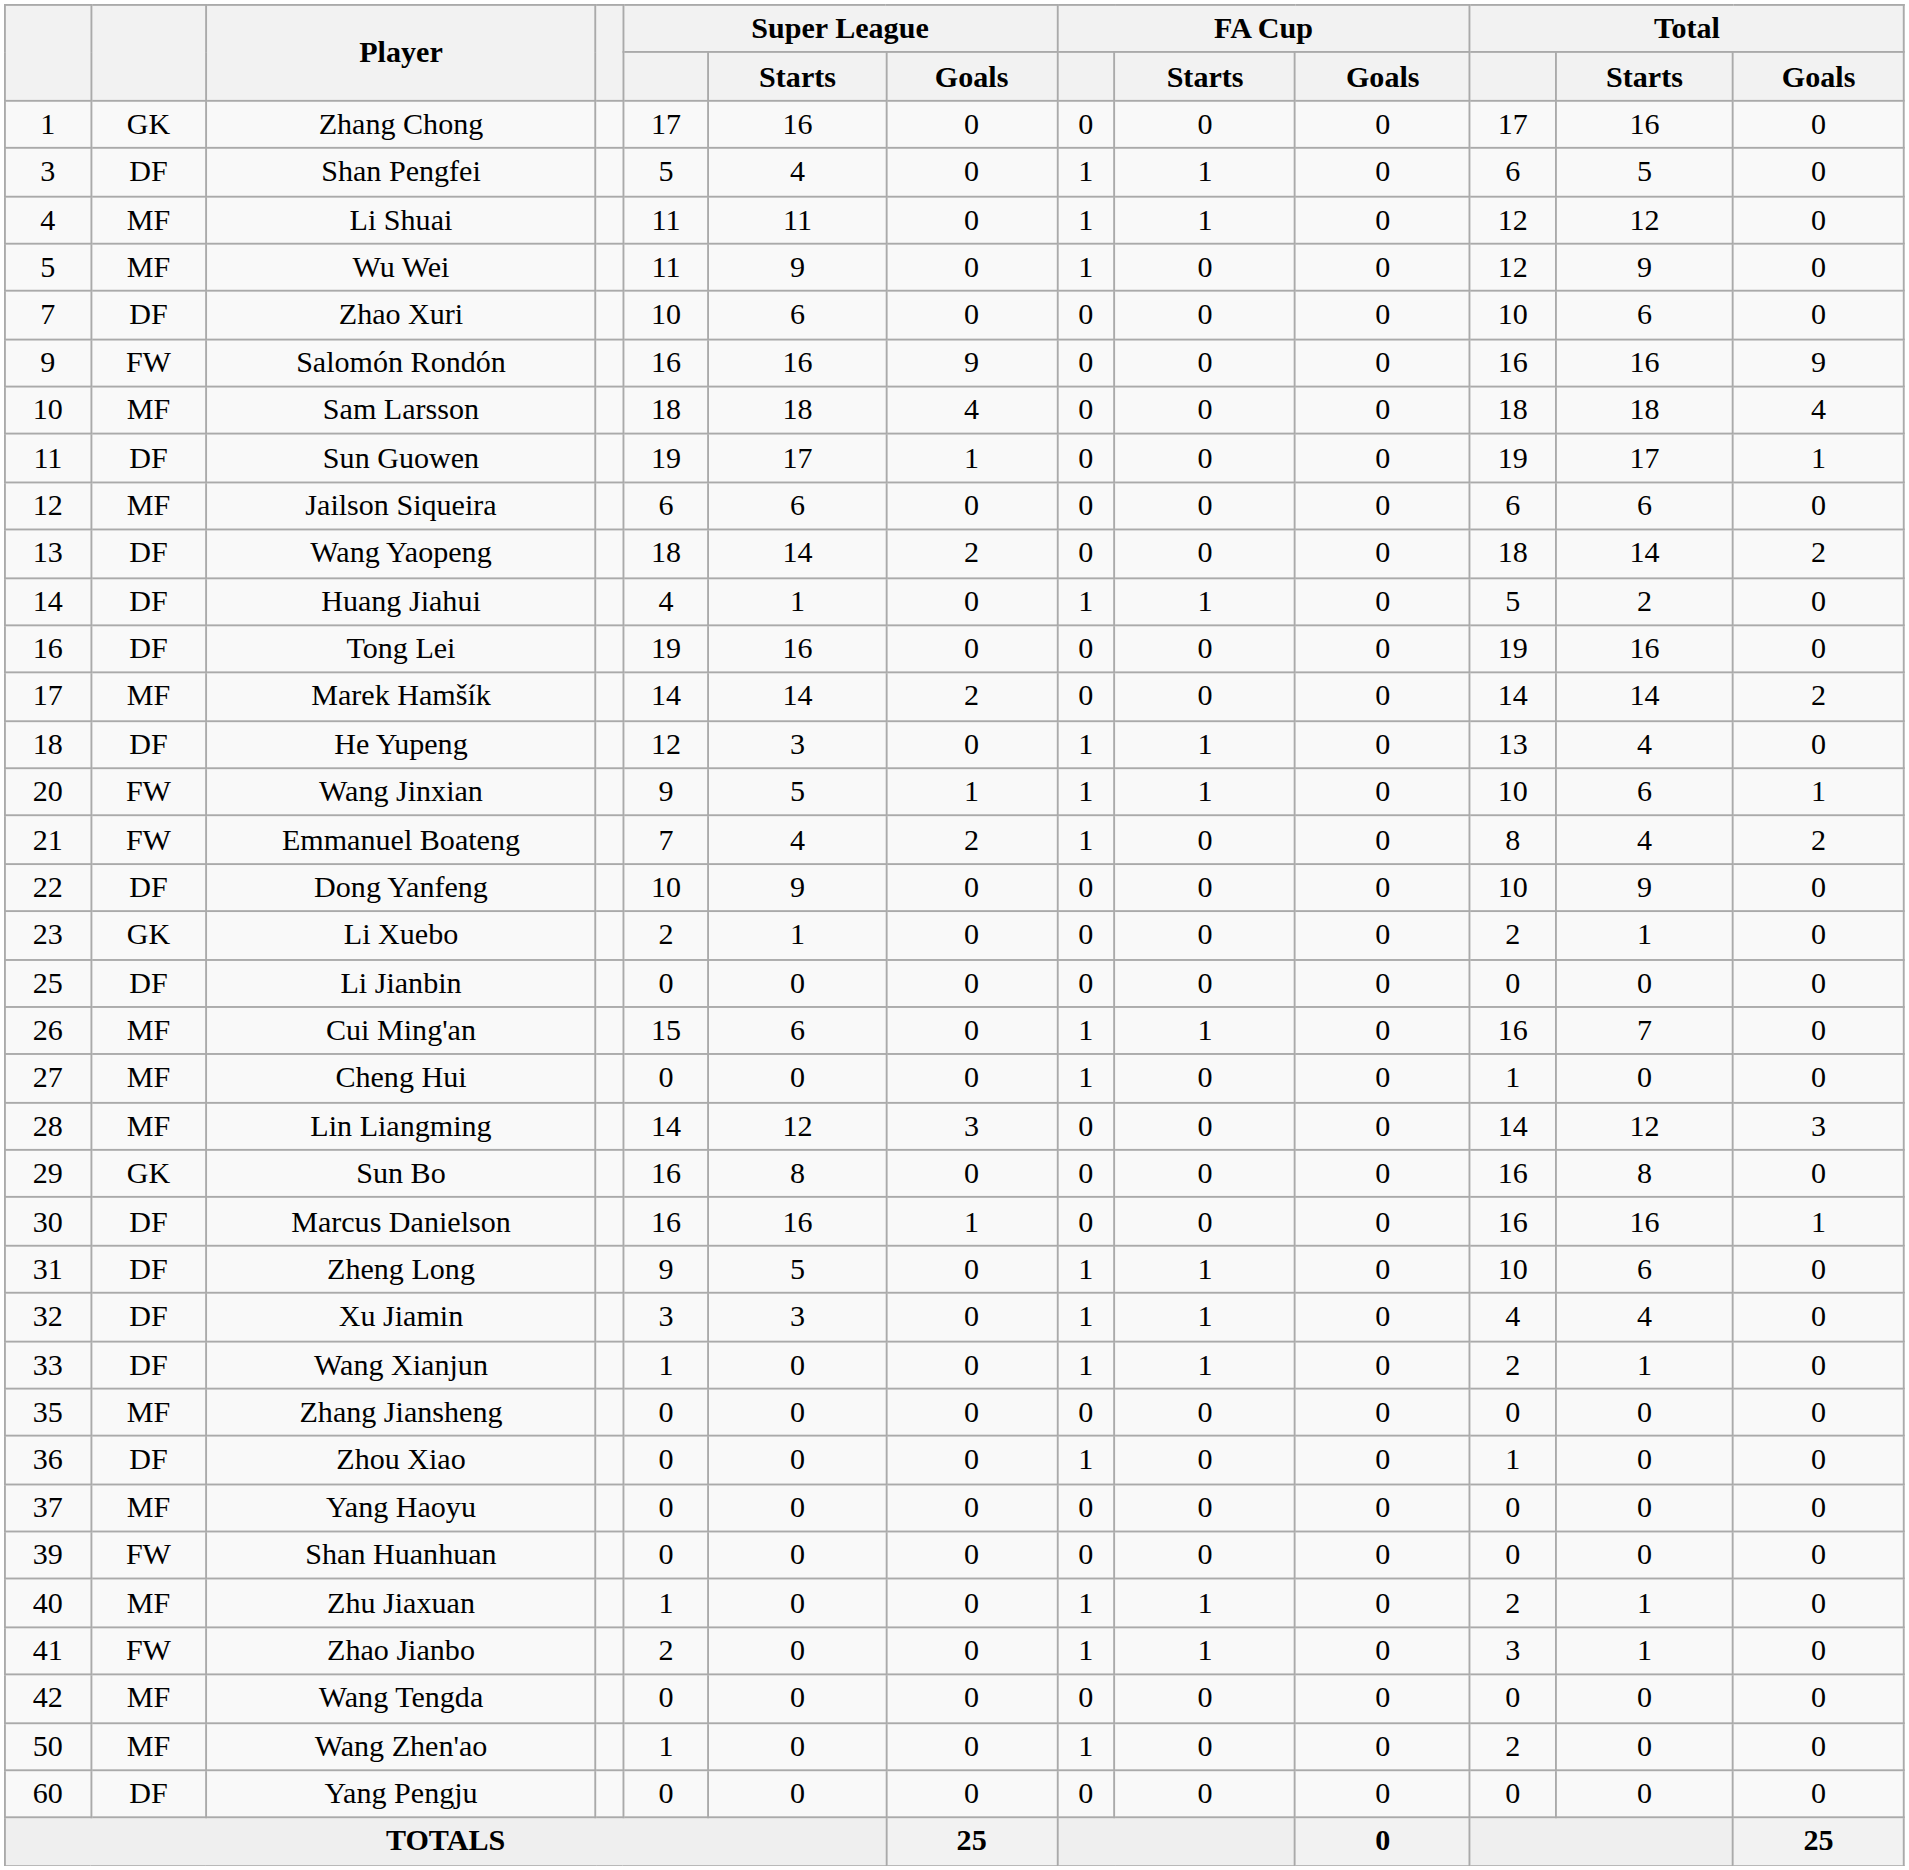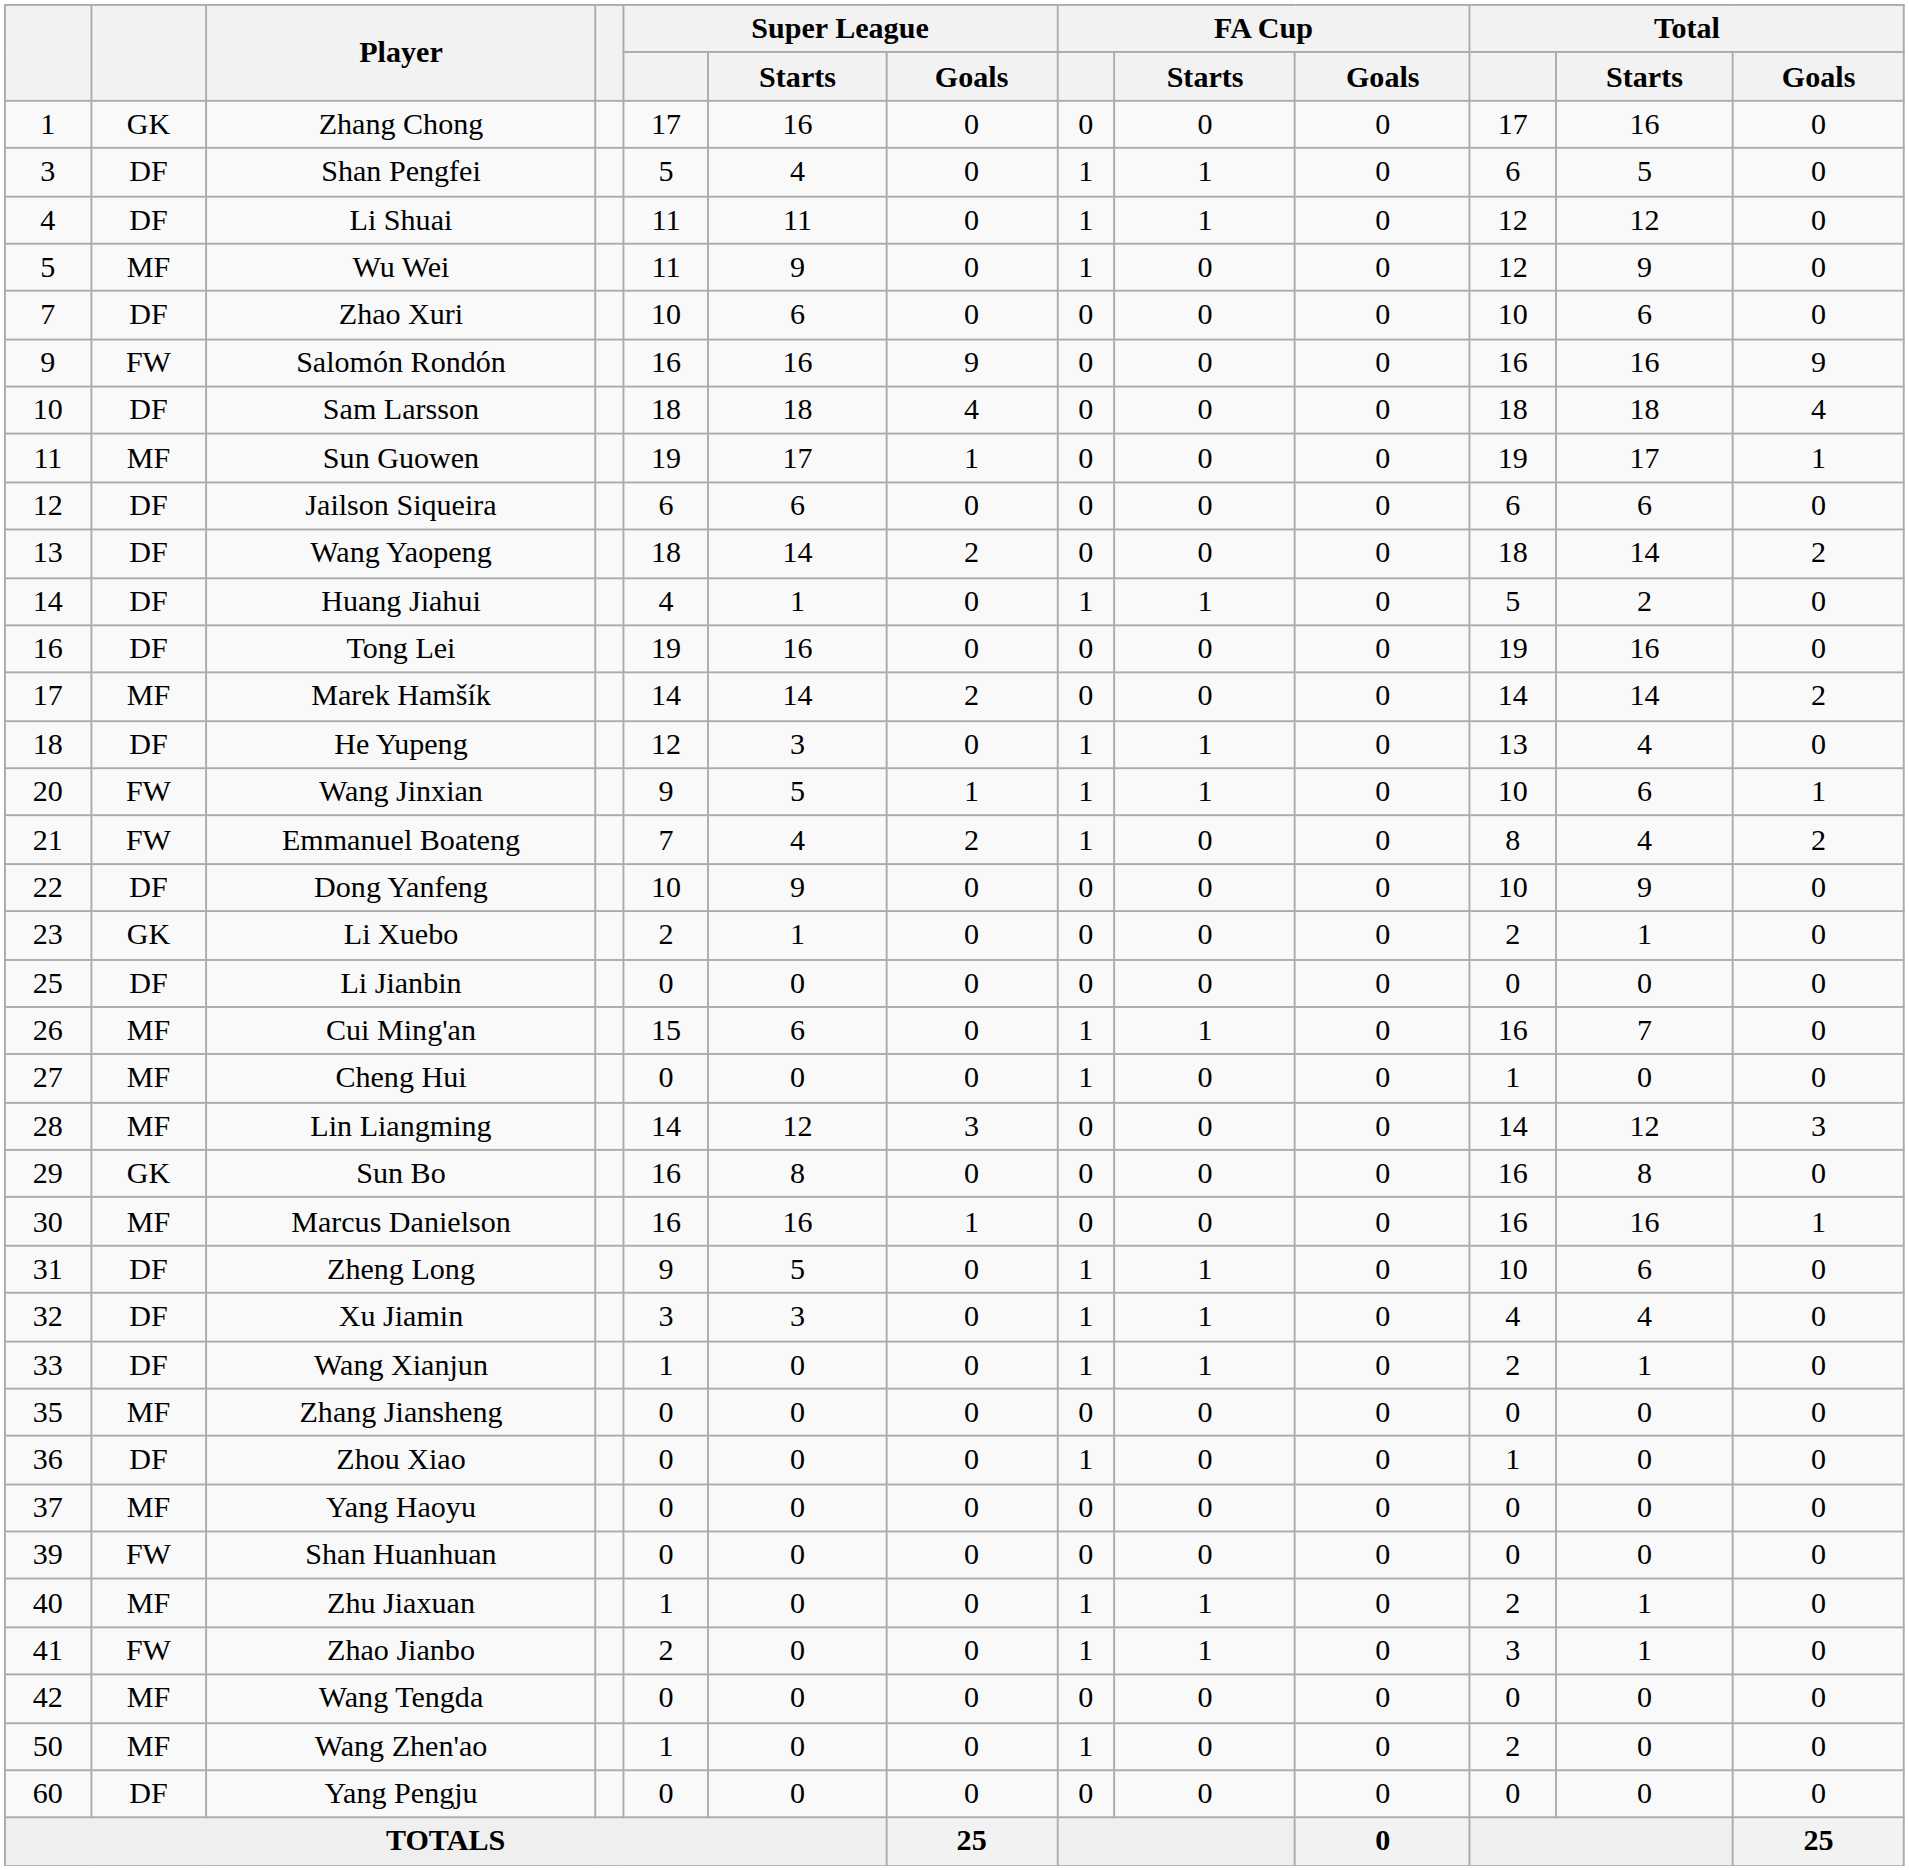(148, 219) MF -> (148, 219) DF
(148, 409) MF -> (148, 409) DF
(148, 457) DF -> (148, 457) MF
(148, 505) MF -> (148, 505) DF
(148, 1220) DF -> (148, 1220) MF
